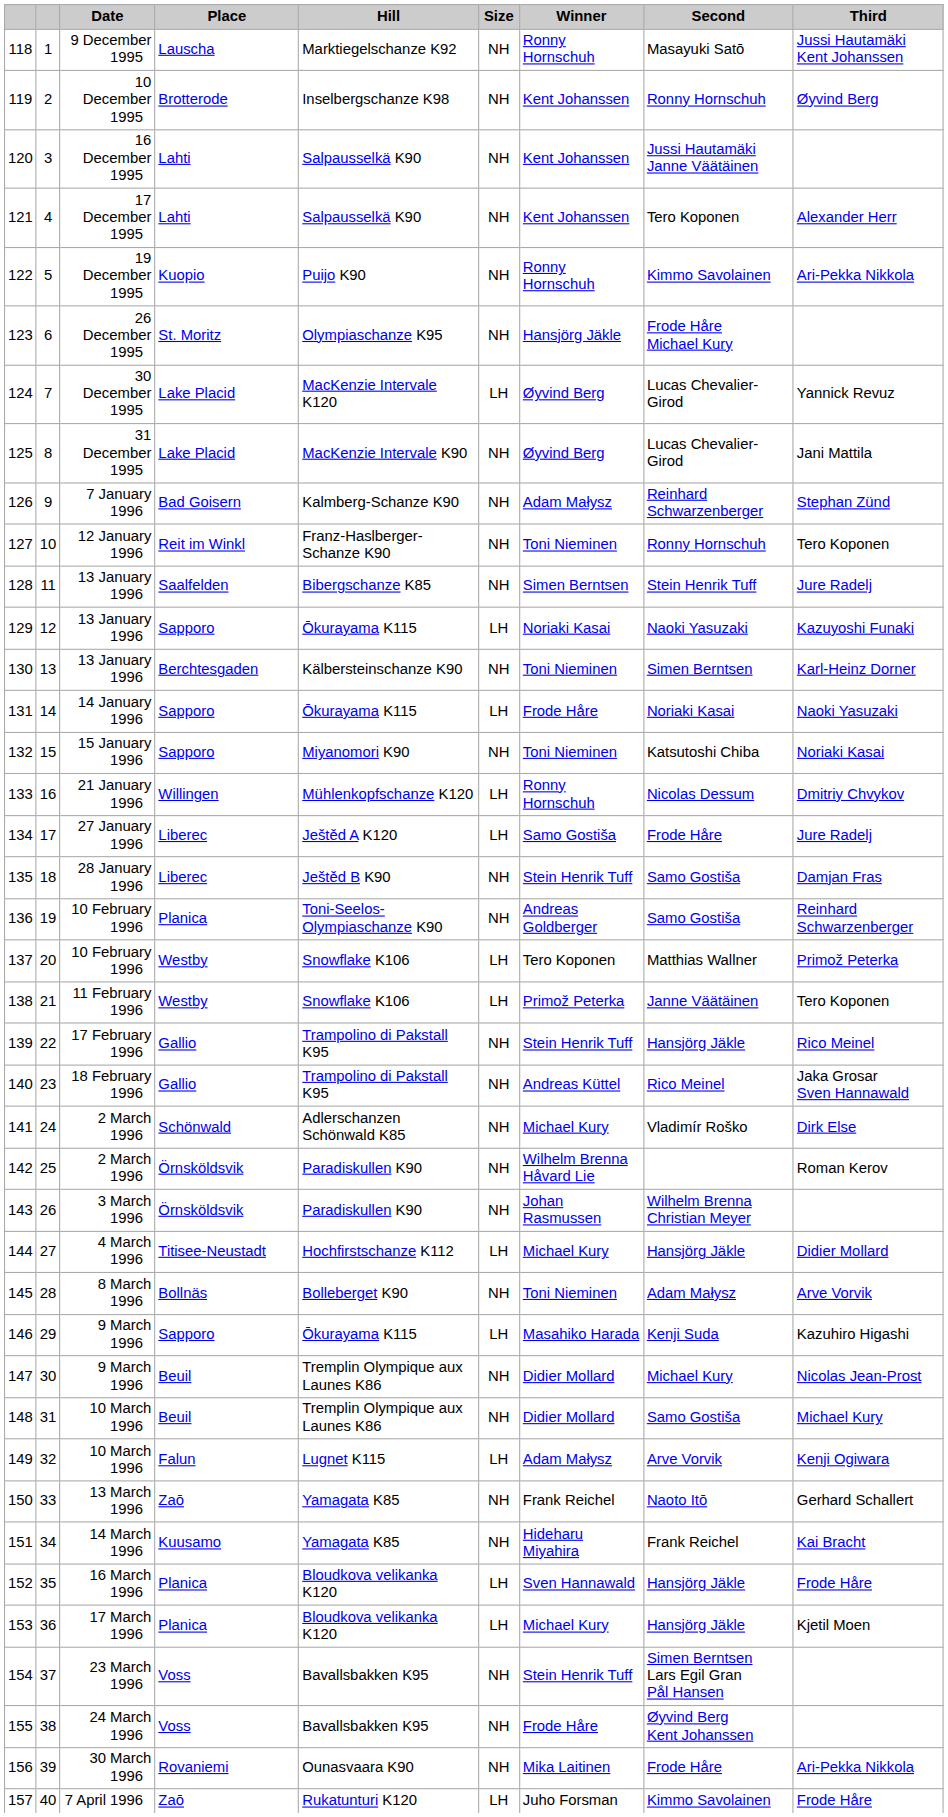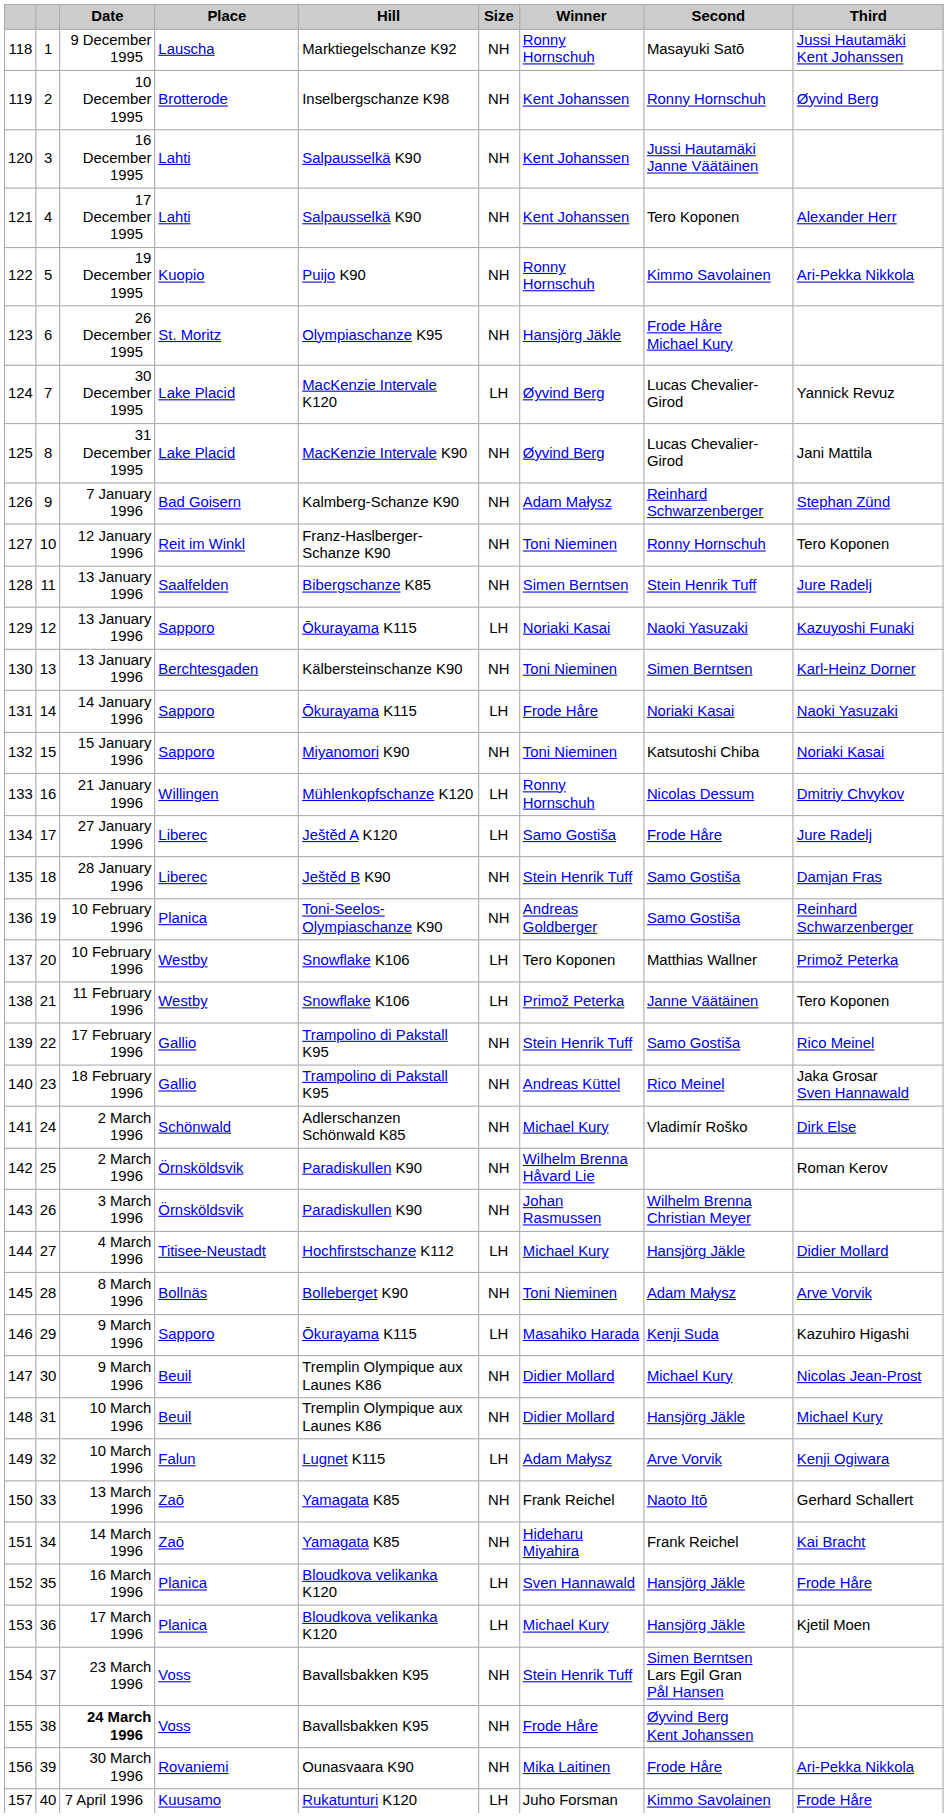(696, 1043) Hansjörg Jäkle -> (694, 1043) Samo Gostiša
(694, 1417) Samo Gostiša -> (696, 1417) Hansjörg Jäkle
(190, 1542) Kuusamo -> (171, 1542) Zaō
(120, 1726) normal -> (119, 1726) bold
(171, 1800) Zaō -> (190, 1800) Kuusamo
